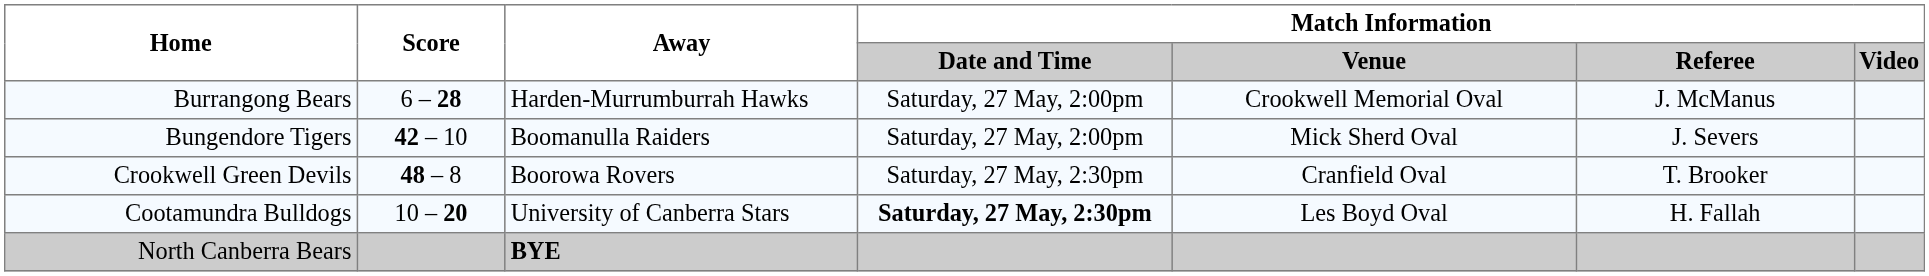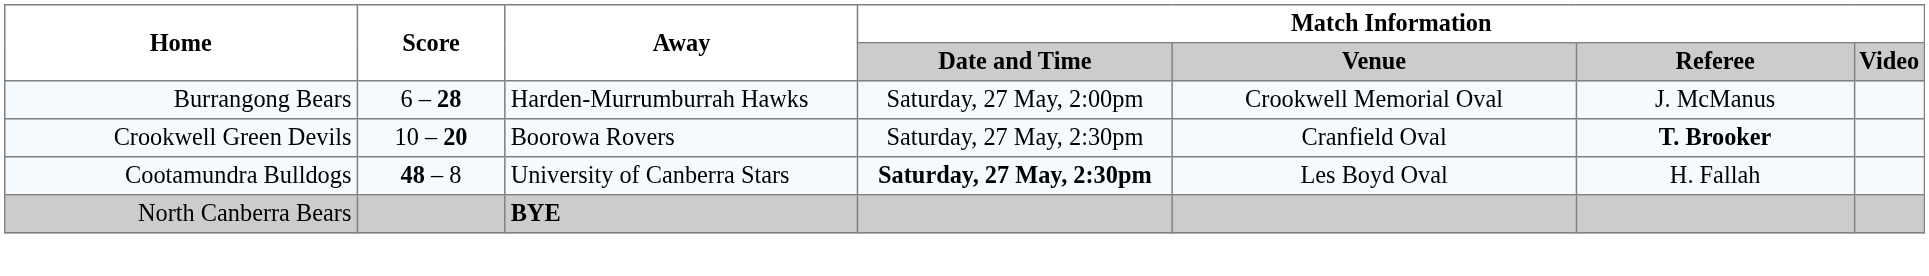- row: (258, 137)
(431, 175) 48 – 8 -> (431, 137) 10 – 20
(1715, 175) normal -> (1715, 137) bold
(431, 213) 10 – 20 -> (431, 175) 48 – 8
